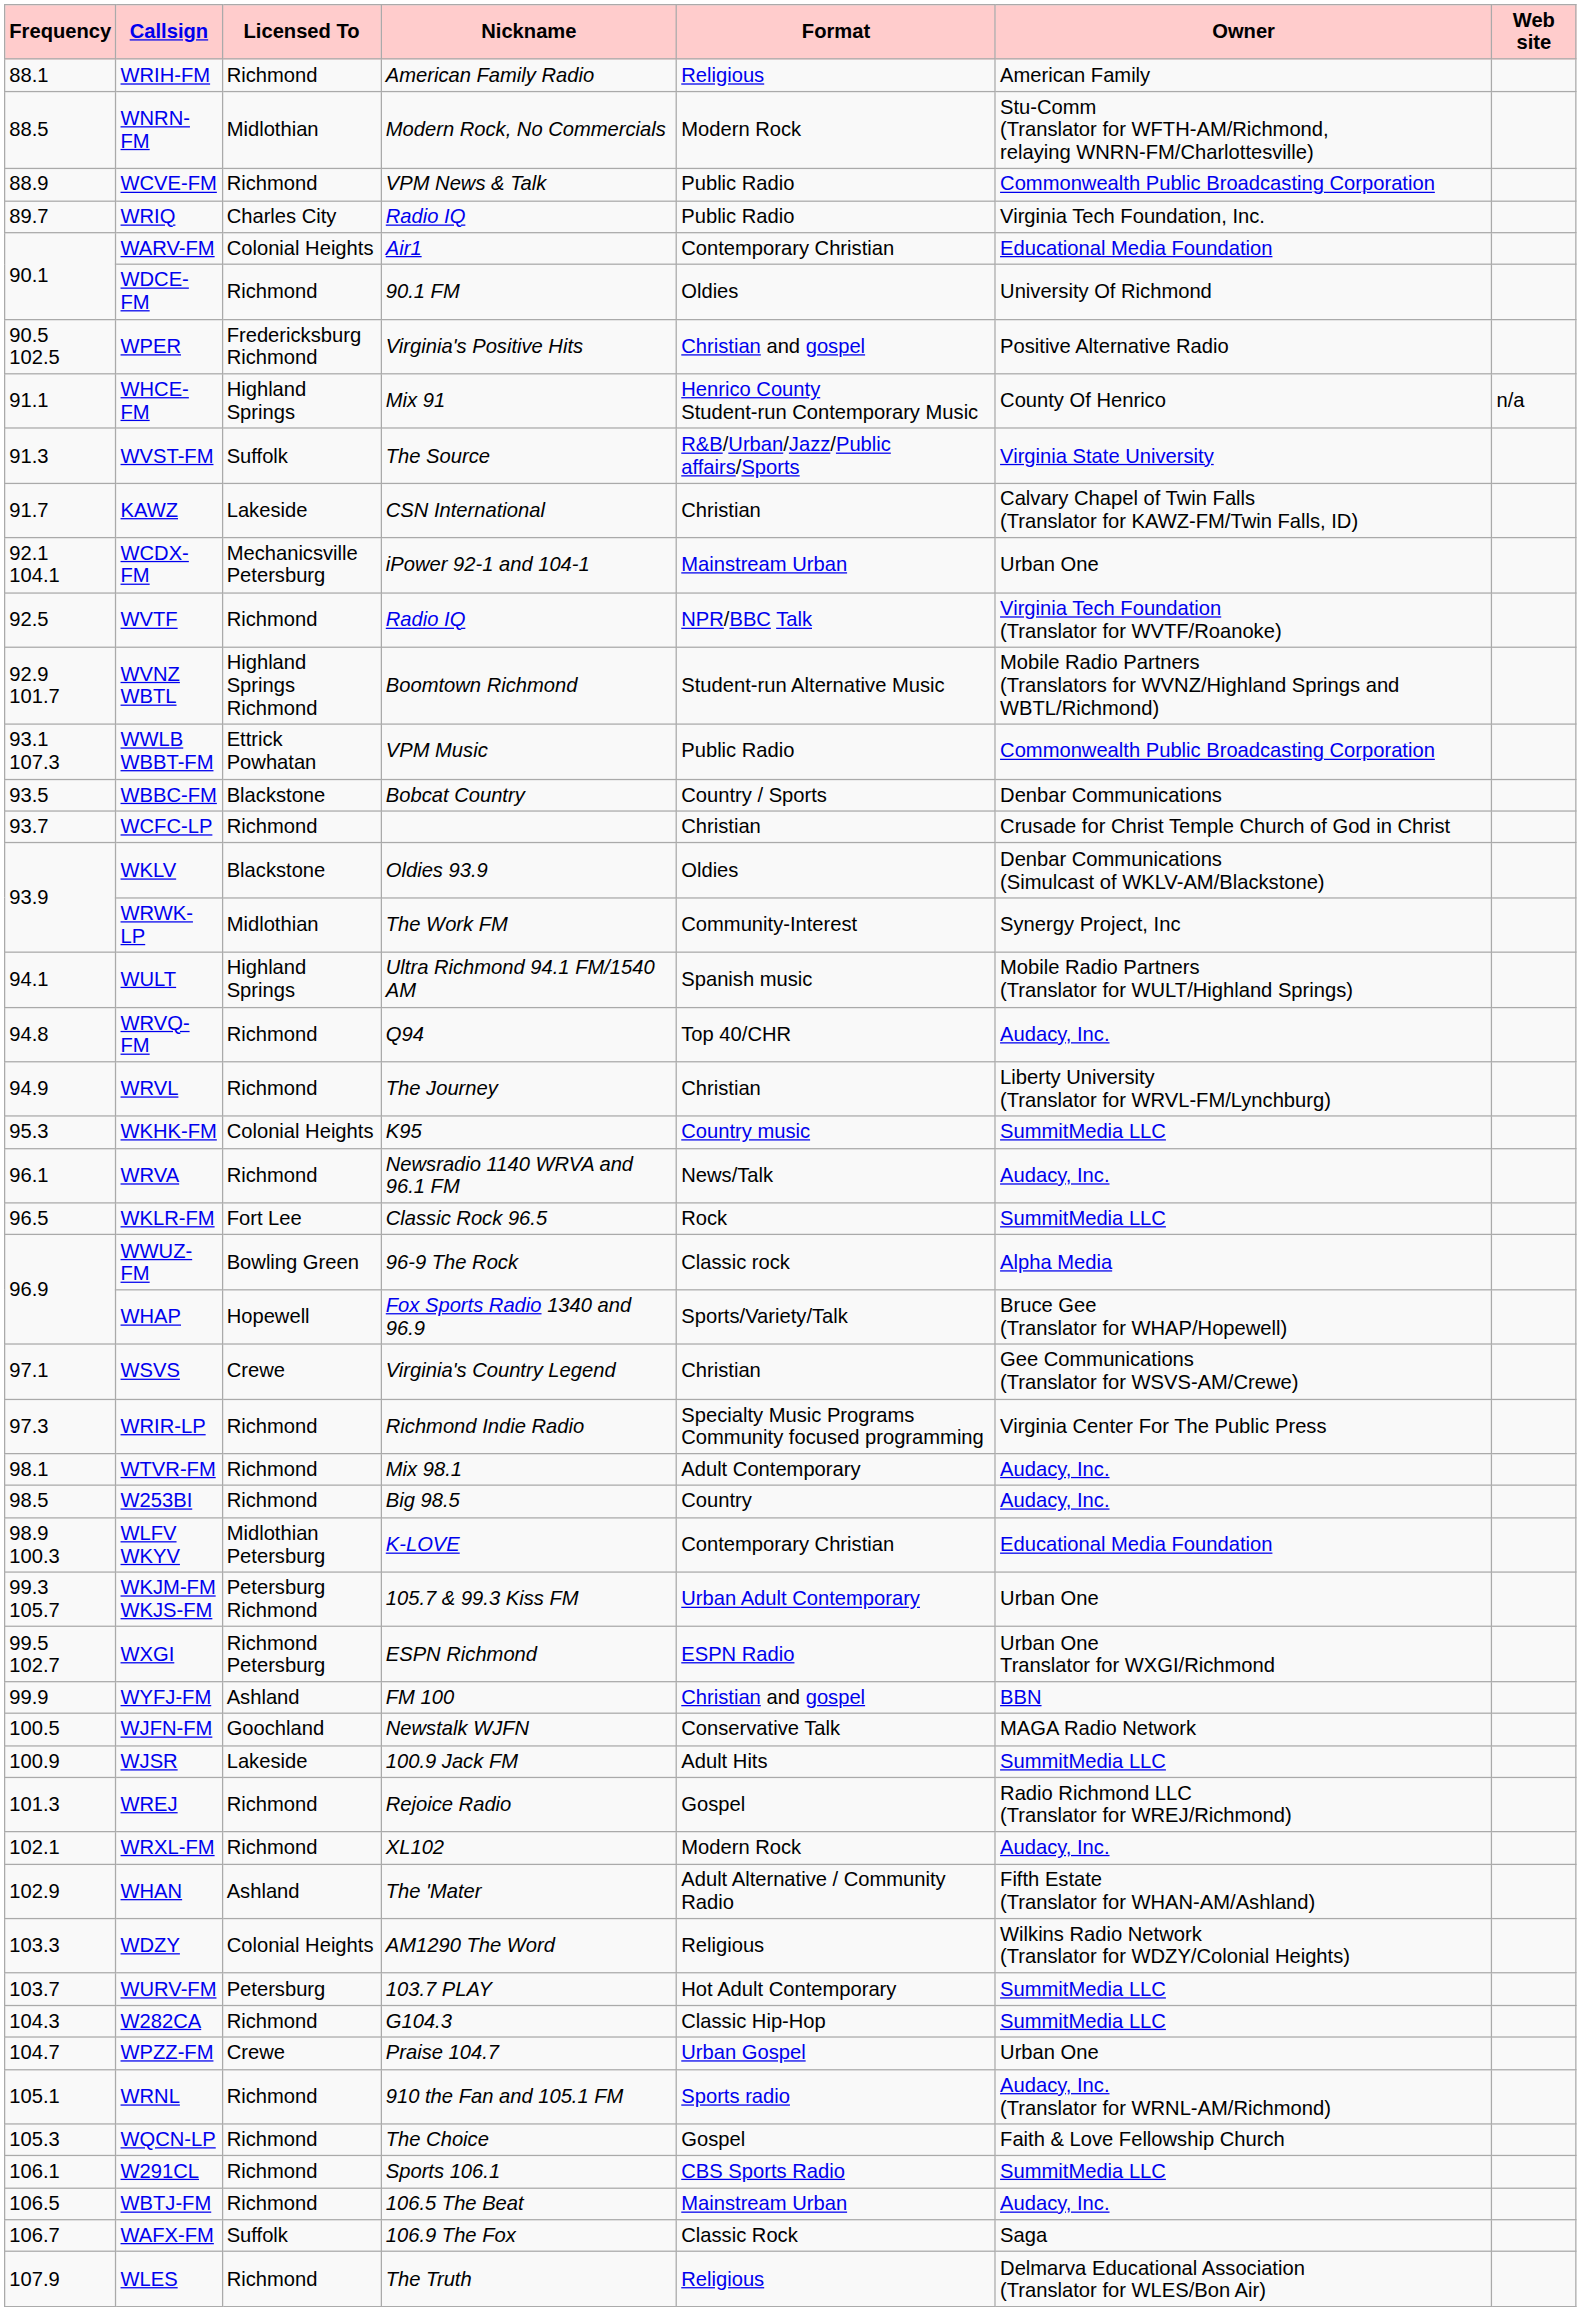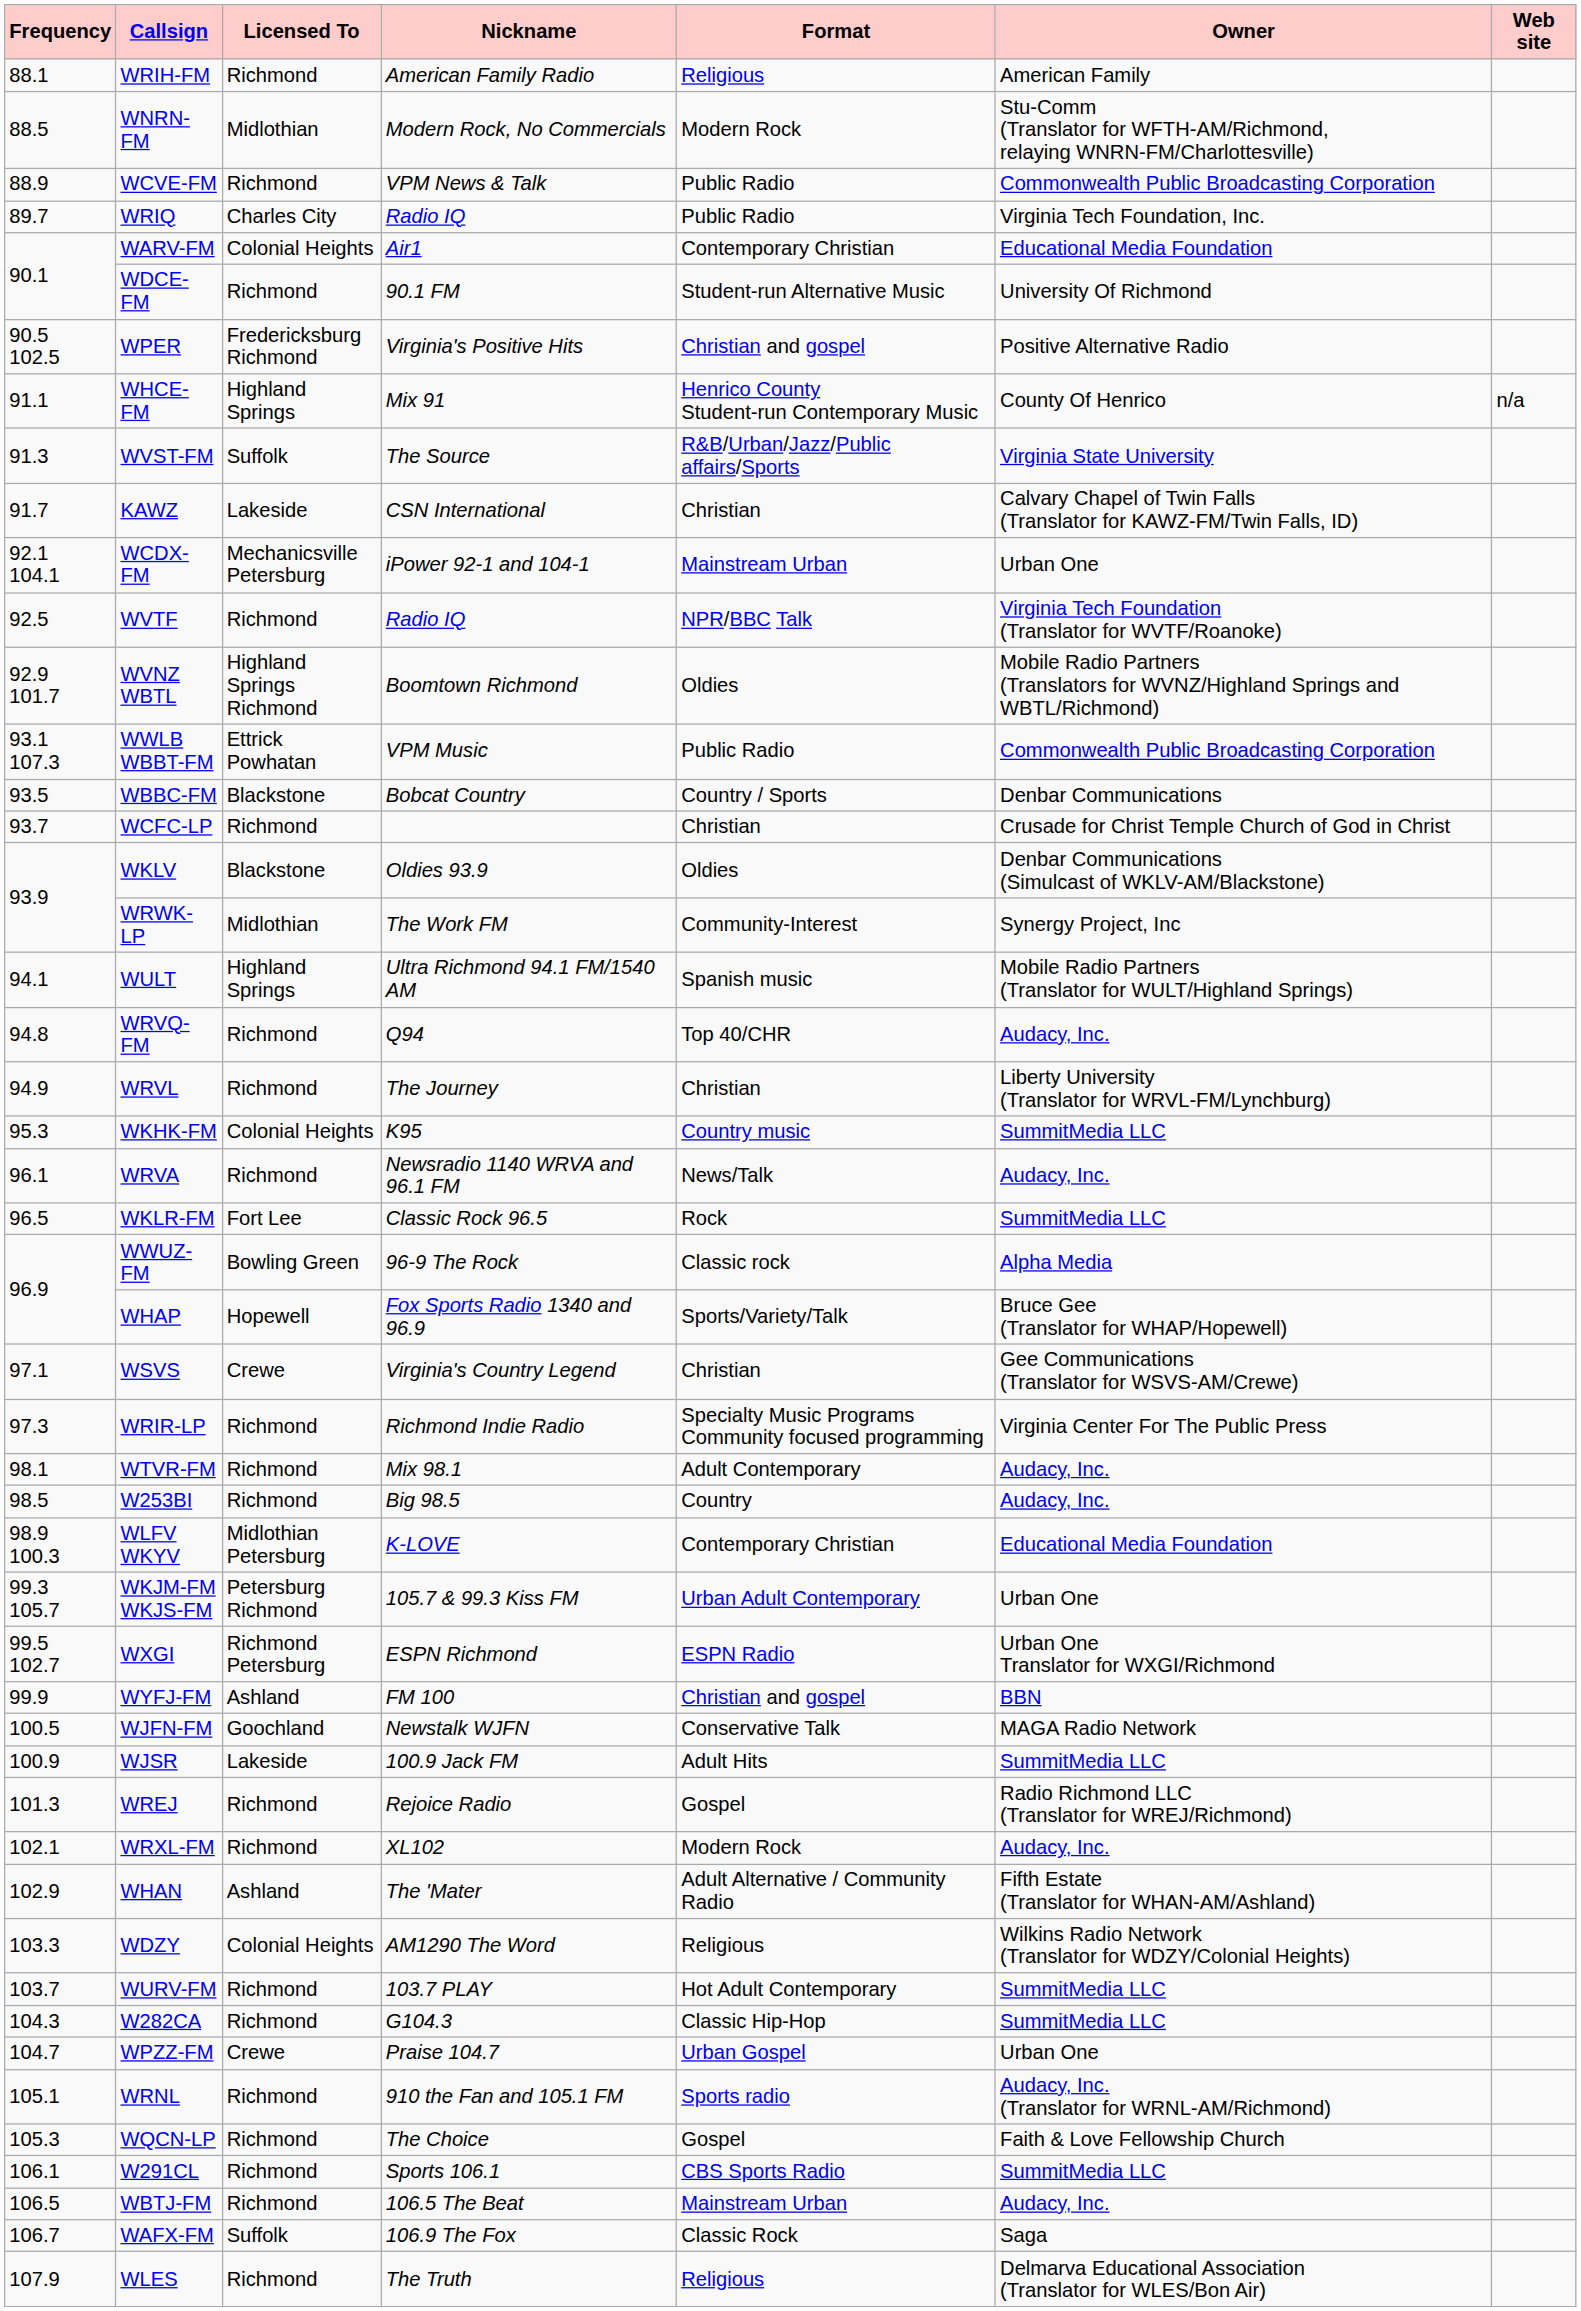(710, 291) Oldies -> (813, 291) Student-run Alternative Music
(813, 685) Student-run Alternative Music -> (710, 685) Oldies
(276, 1989) Petersburg -> (272, 1989) Richmond
